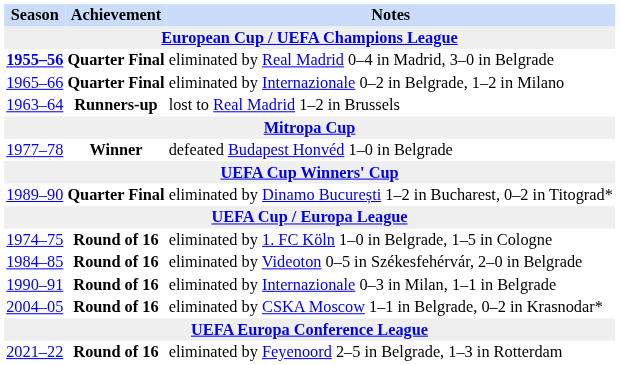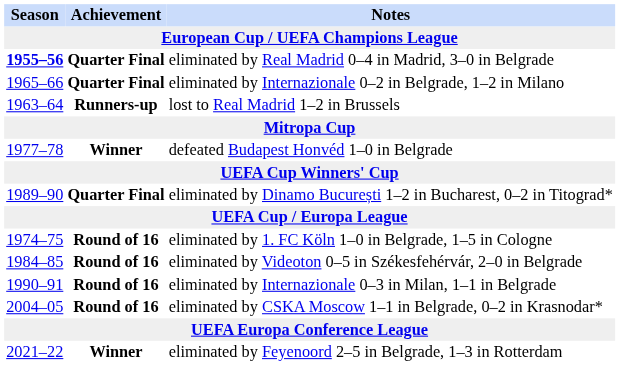(116, 351) Round of 16 -> (116, 351) Winner
